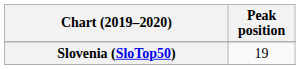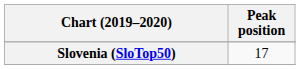(262, 53) 19 -> (262, 53) 17
